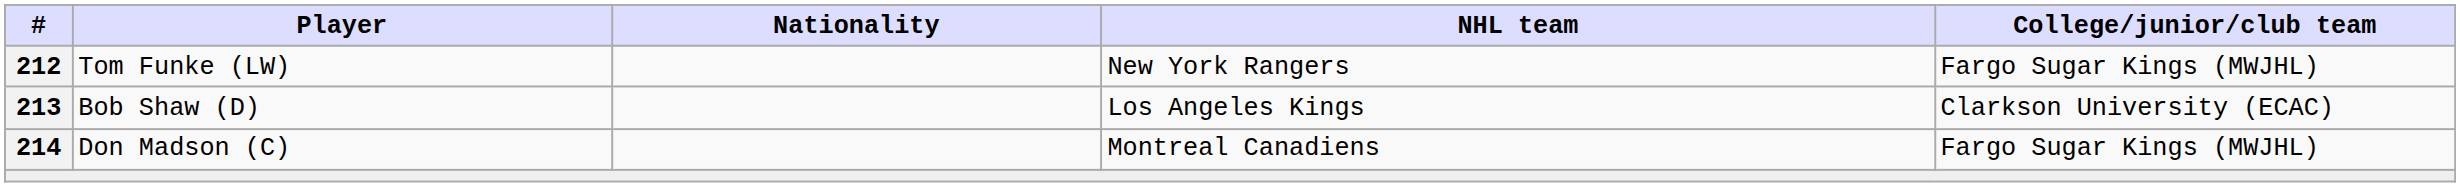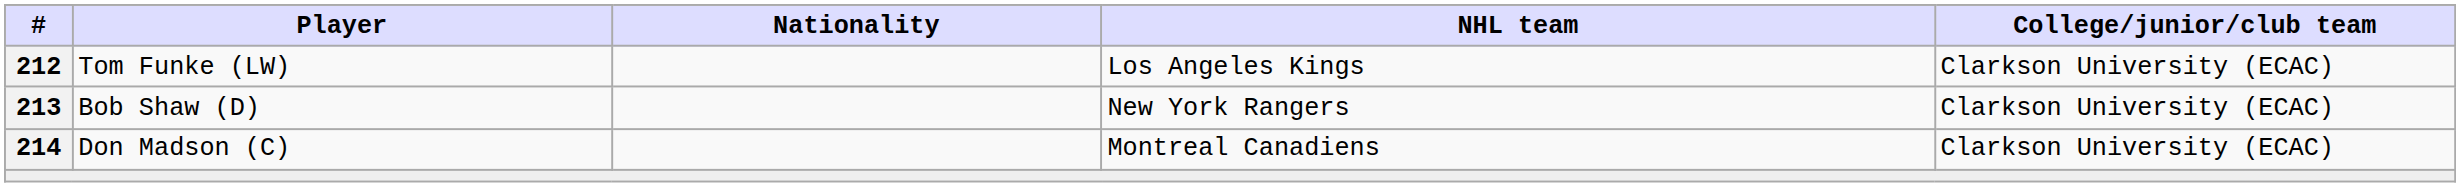(1228, 67) New York Rangers -> (1236, 67) Los Angeles Kings
(2130, 67) Fargo Sugar Kings (MWJHL) -> (2137, 67) Clarkson University (ECAC)
(1236, 108) Los Angeles Kings -> (1228, 108) New York Rangers
(2130, 149) Fargo Sugar Kings (MWJHL) -> (2137, 149) Clarkson University (ECAC)
